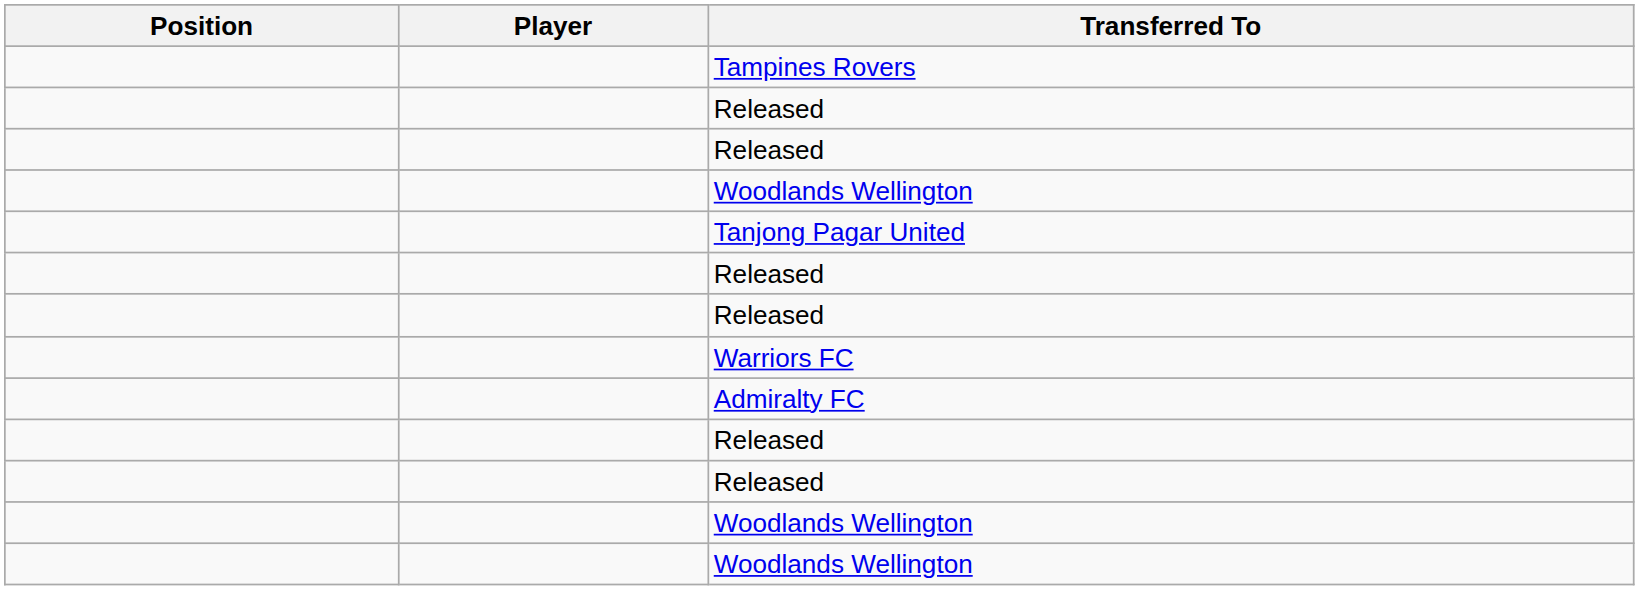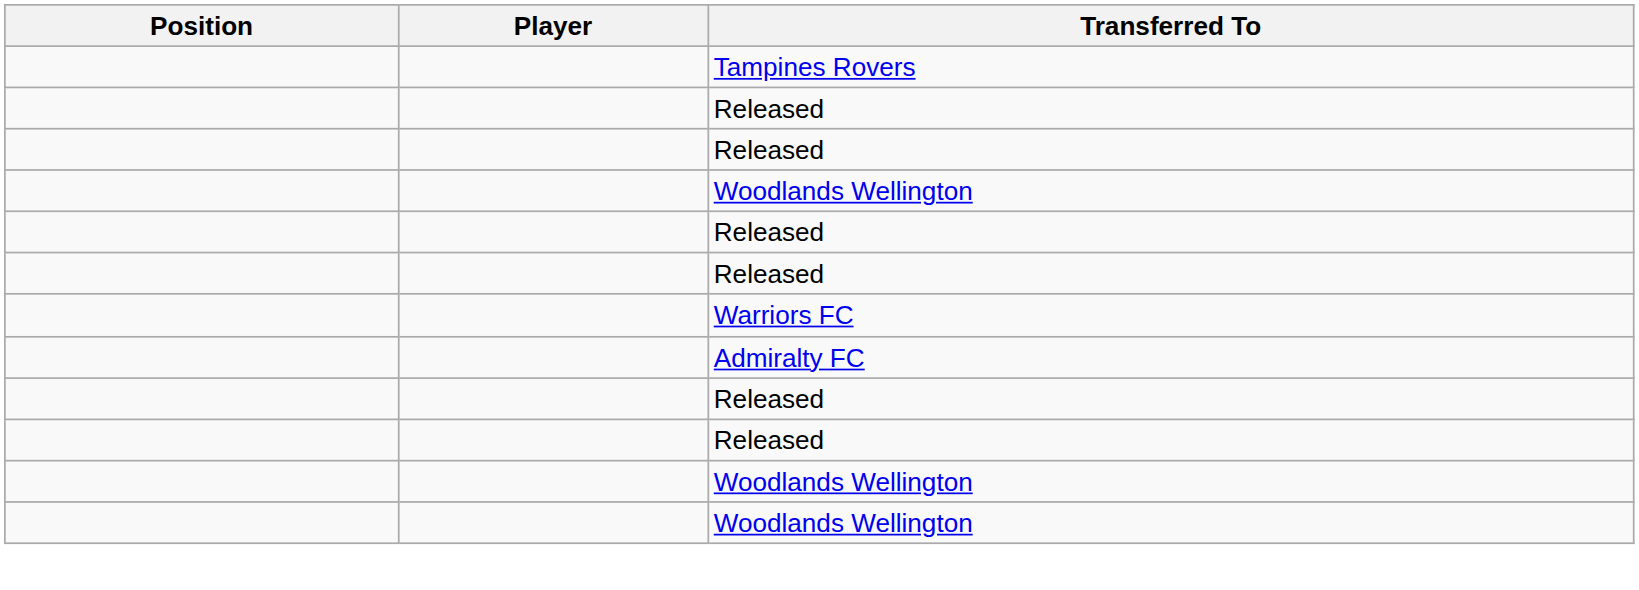- row: (202, 233)
